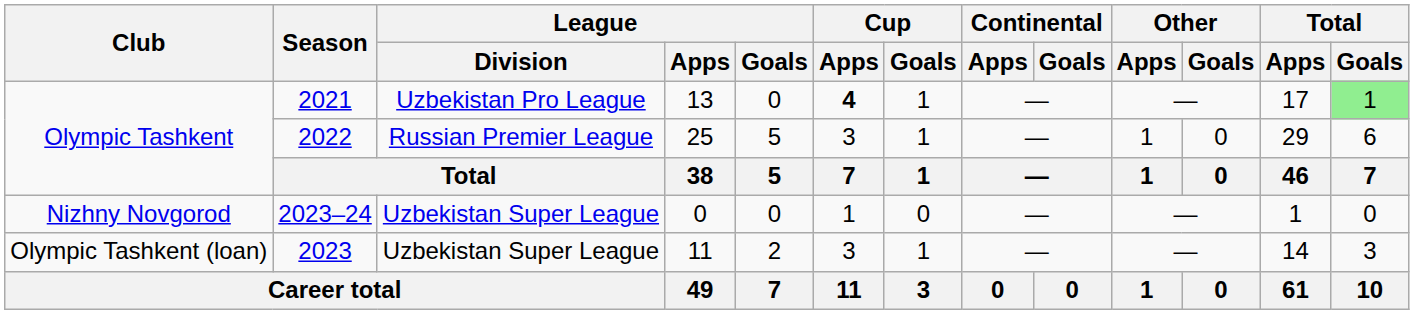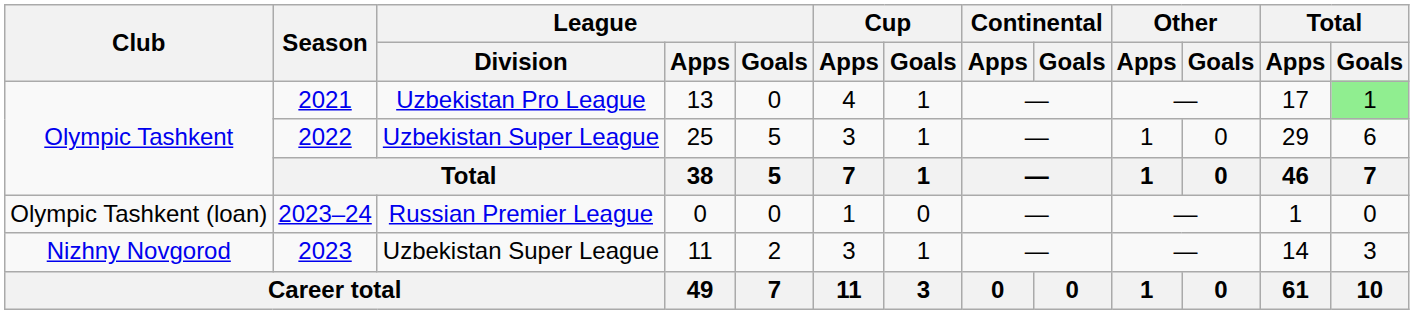(849, 99) bold -> (849, 99) normal
(521, 137) Russian Premier League -> (521, 137) Uzbekistan Super League
(139, 213) Nizhny Novgorod -> (139, 213) Olympic Tashkent (loan)
(521, 213) Uzbekistan Super League -> (521, 213) Russian Premier League
(139, 251) Olympic Tashkent (loan) -> (139, 251) Nizhny Novgorod
